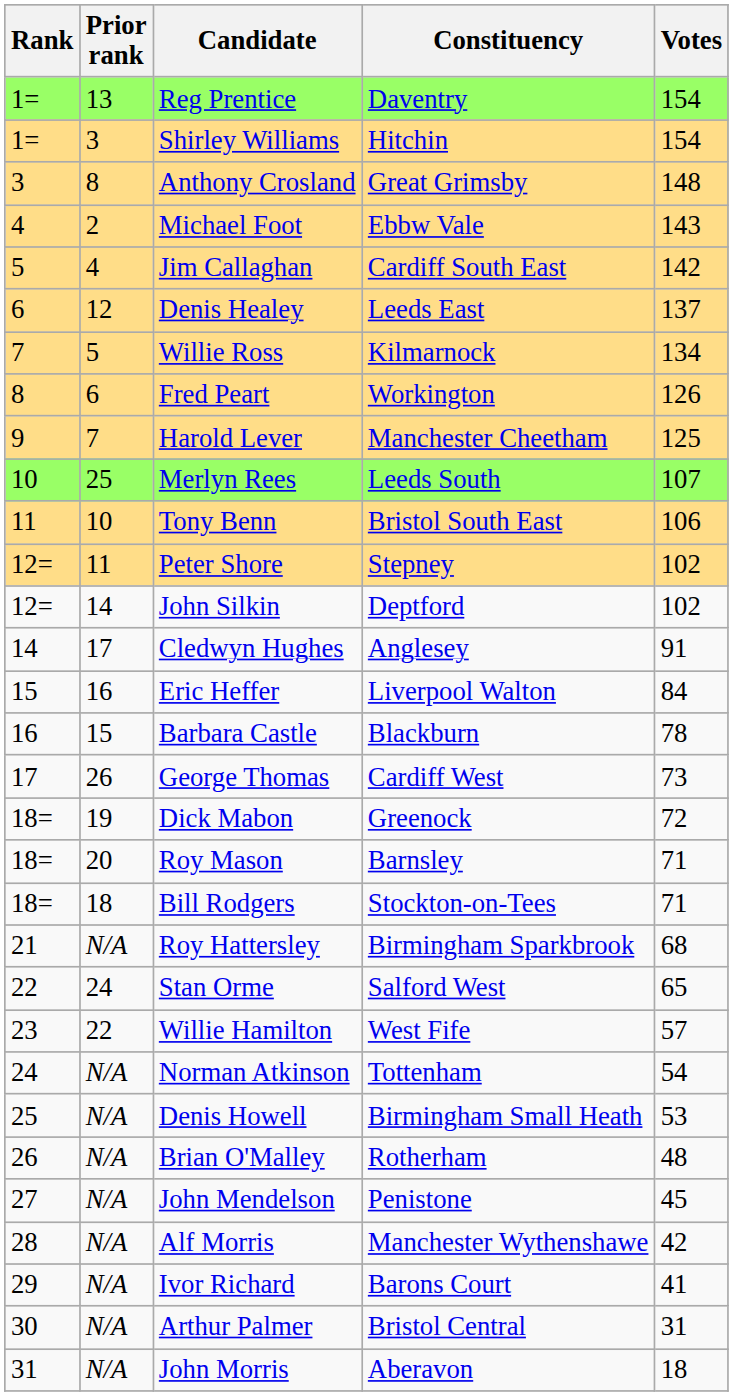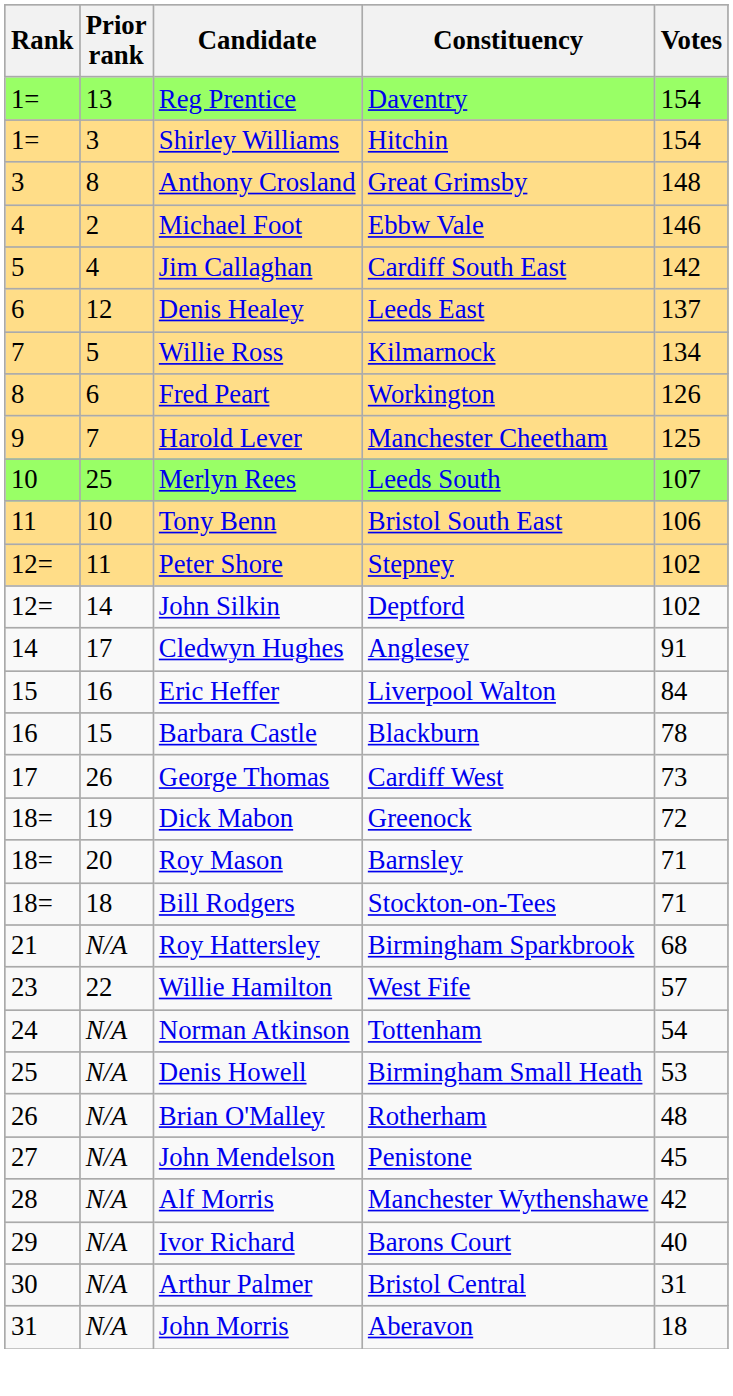(681, 225) 143 -> (681, 225) 146
- row: (216, 988)
(674, 1284) 41 -> (674, 1242) 40
